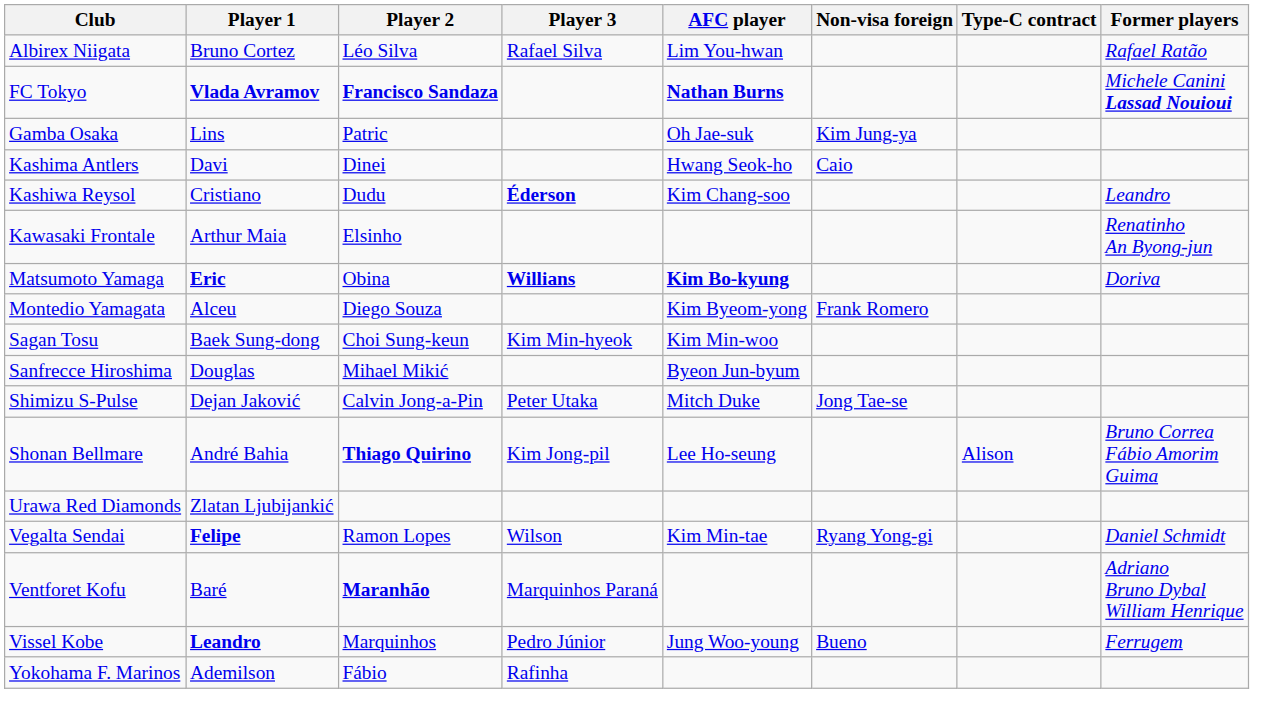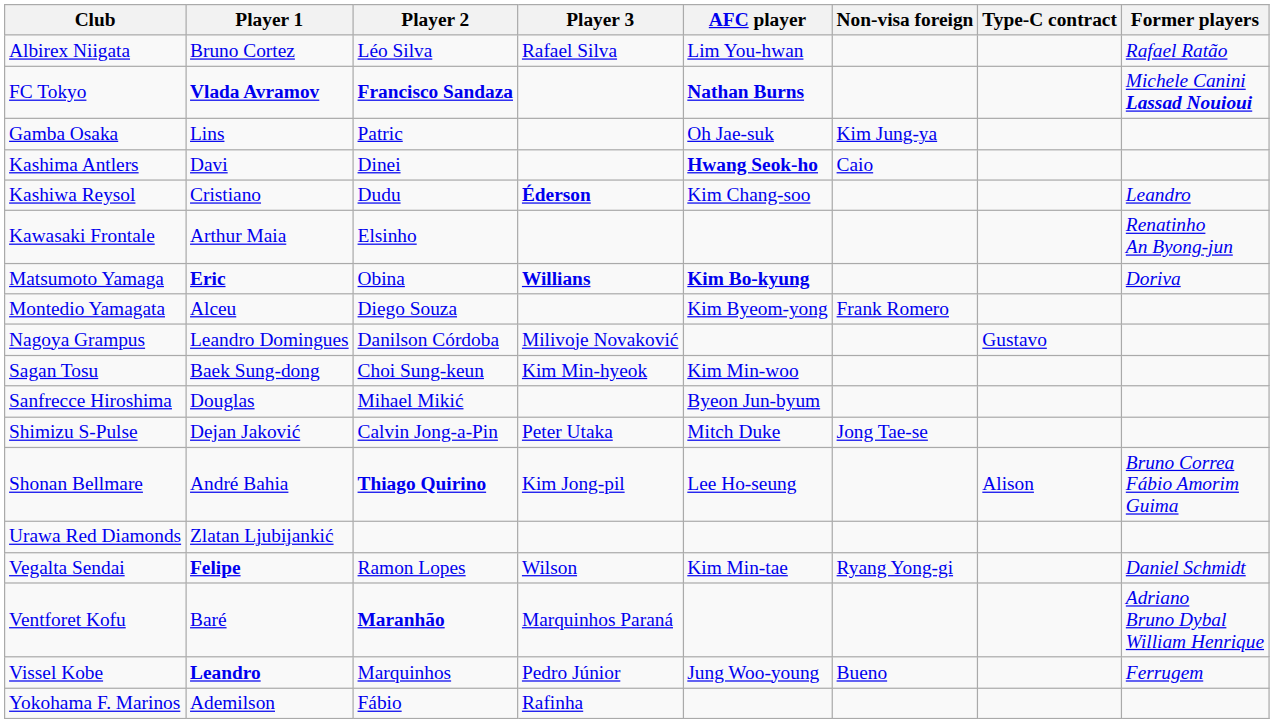(729, 164) normal -> (753, 164) bold
+ row: (77, 339)
